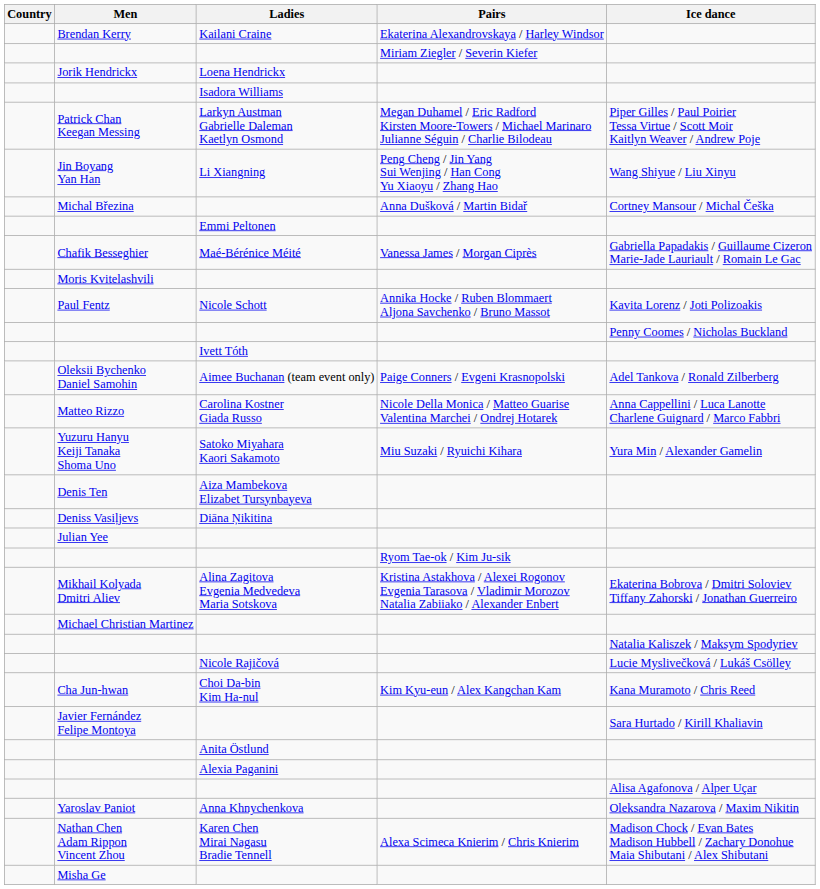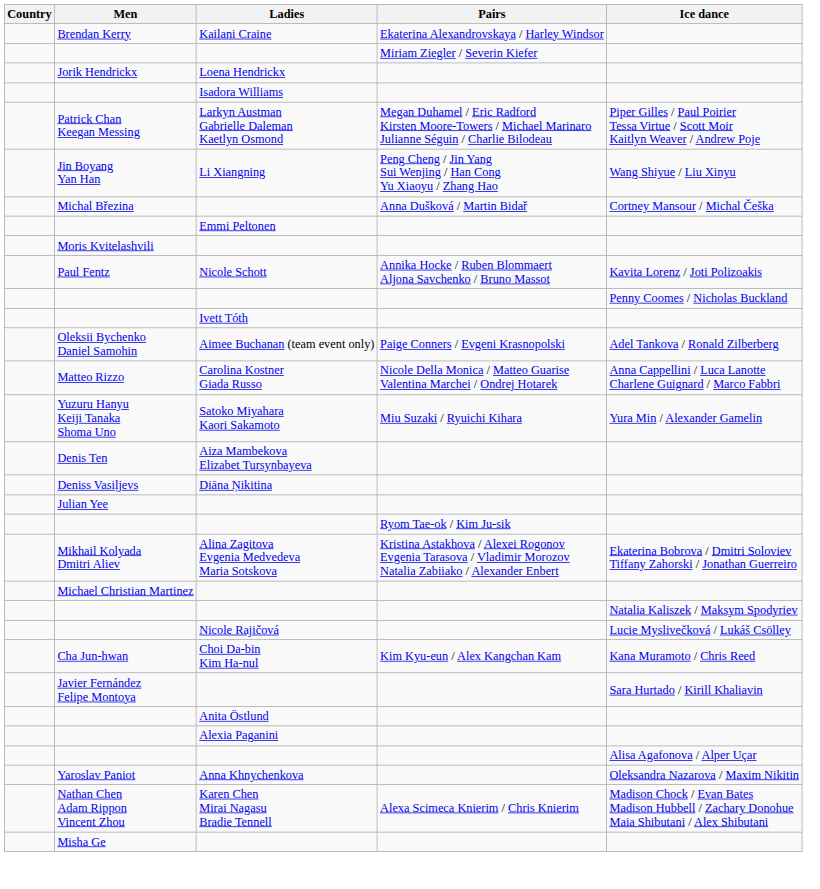- row: (103, 252)
